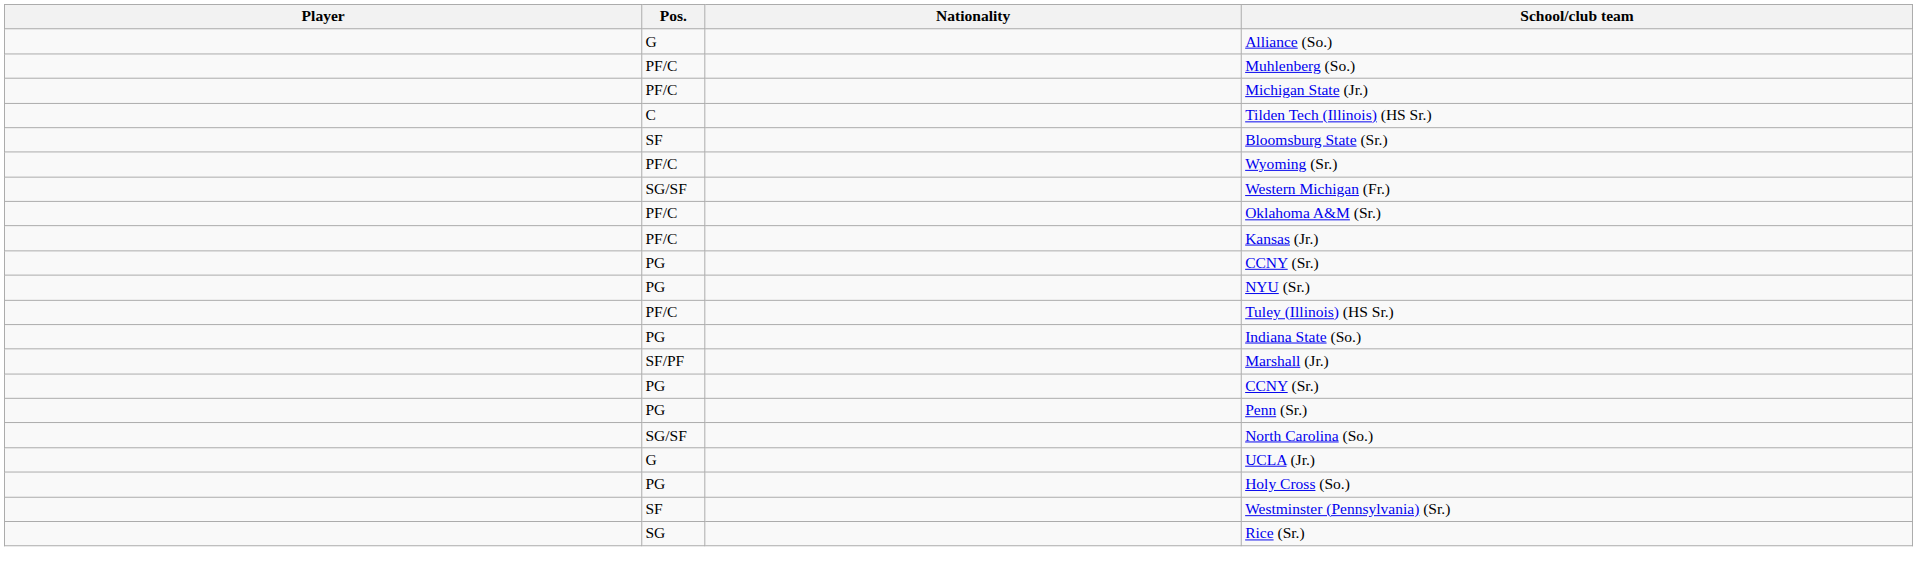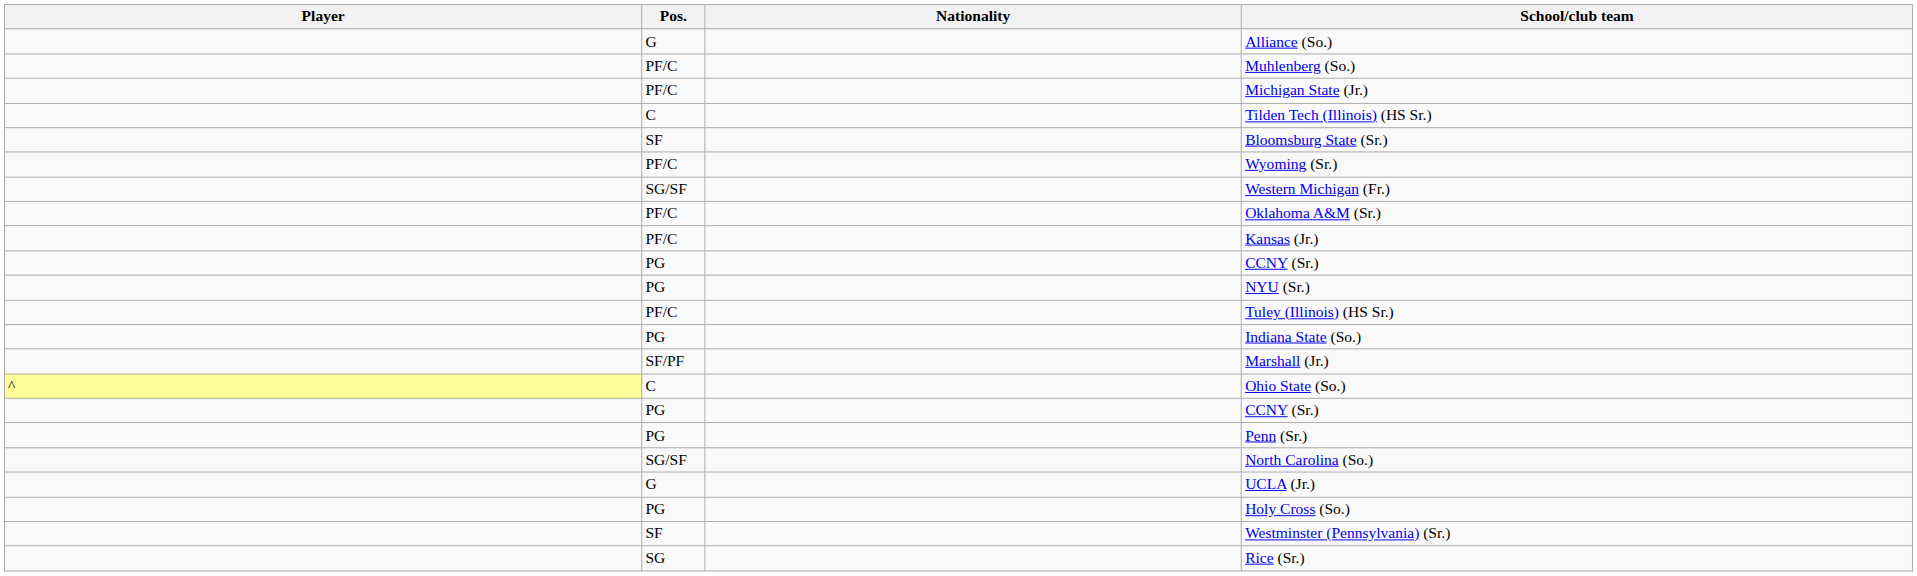+ row: (651, 386)
